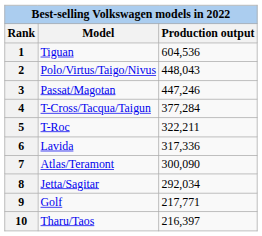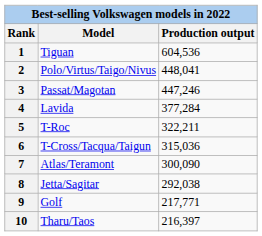(181, 71) 448,043 -> (181, 71) 448,041
(96, 108) T-Cross/Tacqua/Taigun -> (57, 108) Lavida
(57, 146) Lavida -> (96, 146) T-Cross/Tacqua/Taigun
(181, 146) 317,336 -> (181, 146) 315,036
(181, 183) 292,034 -> (181, 183) 292,038
